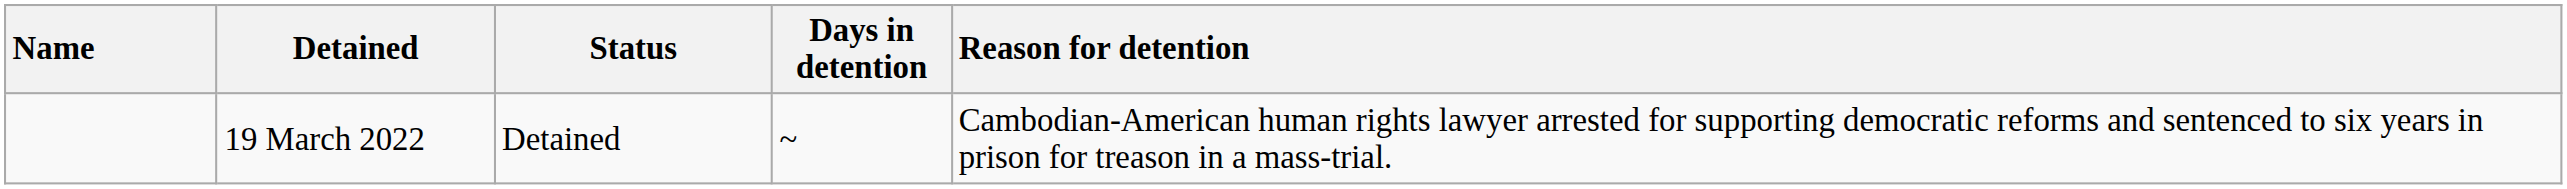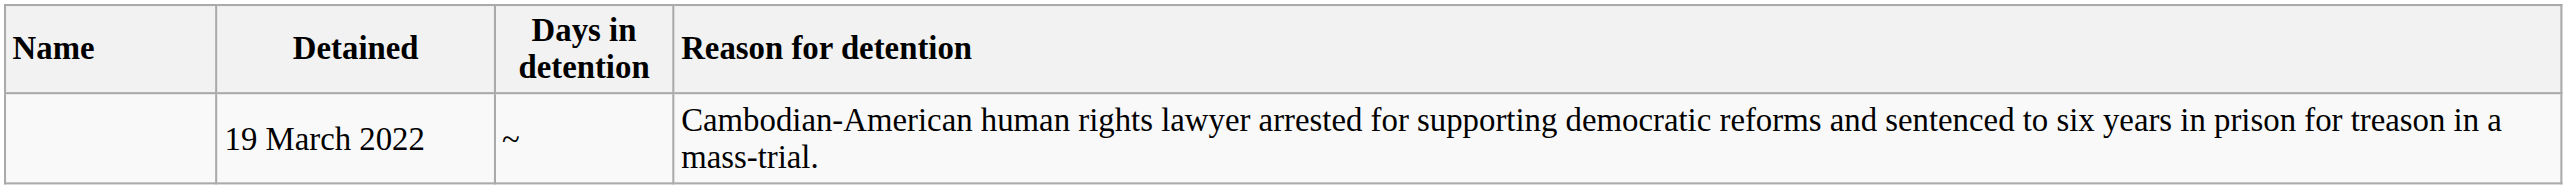- column: (633, 48)
